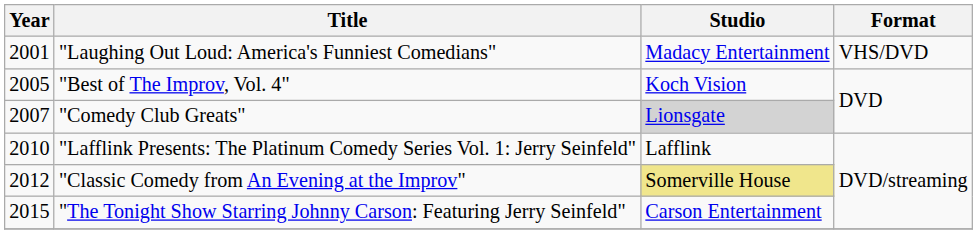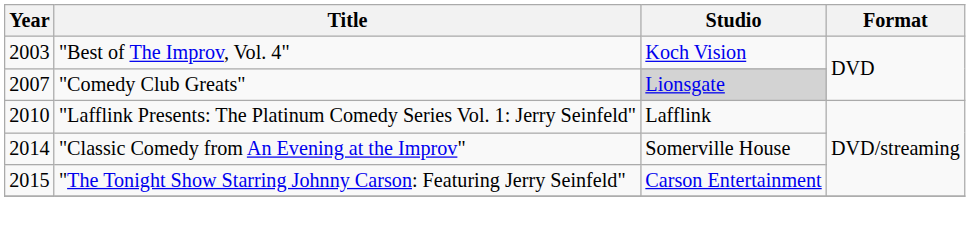- row: (278, 52)
(29, 84) 2005 -> (29, 52) 2003
(29, 180) 2012 -> (29, 148) 2014
(718, 180) khaki background -> (718, 148) no background
